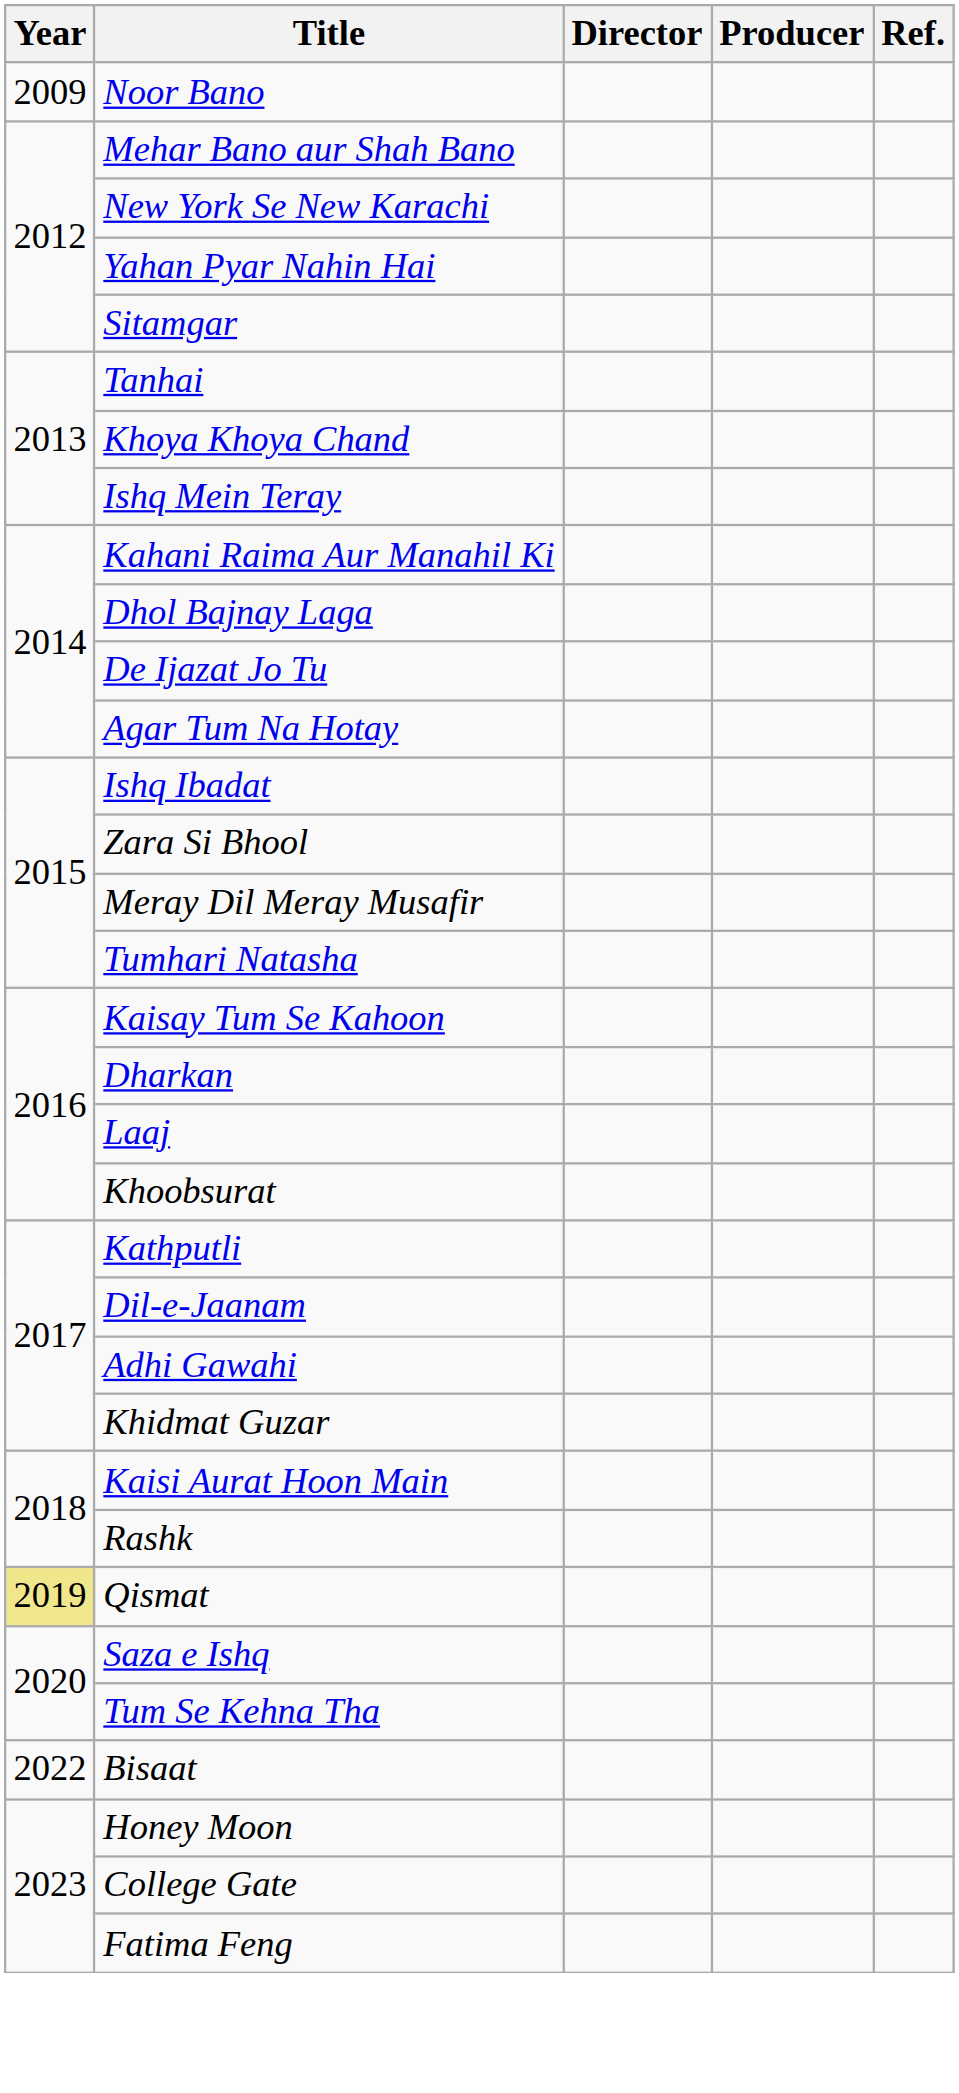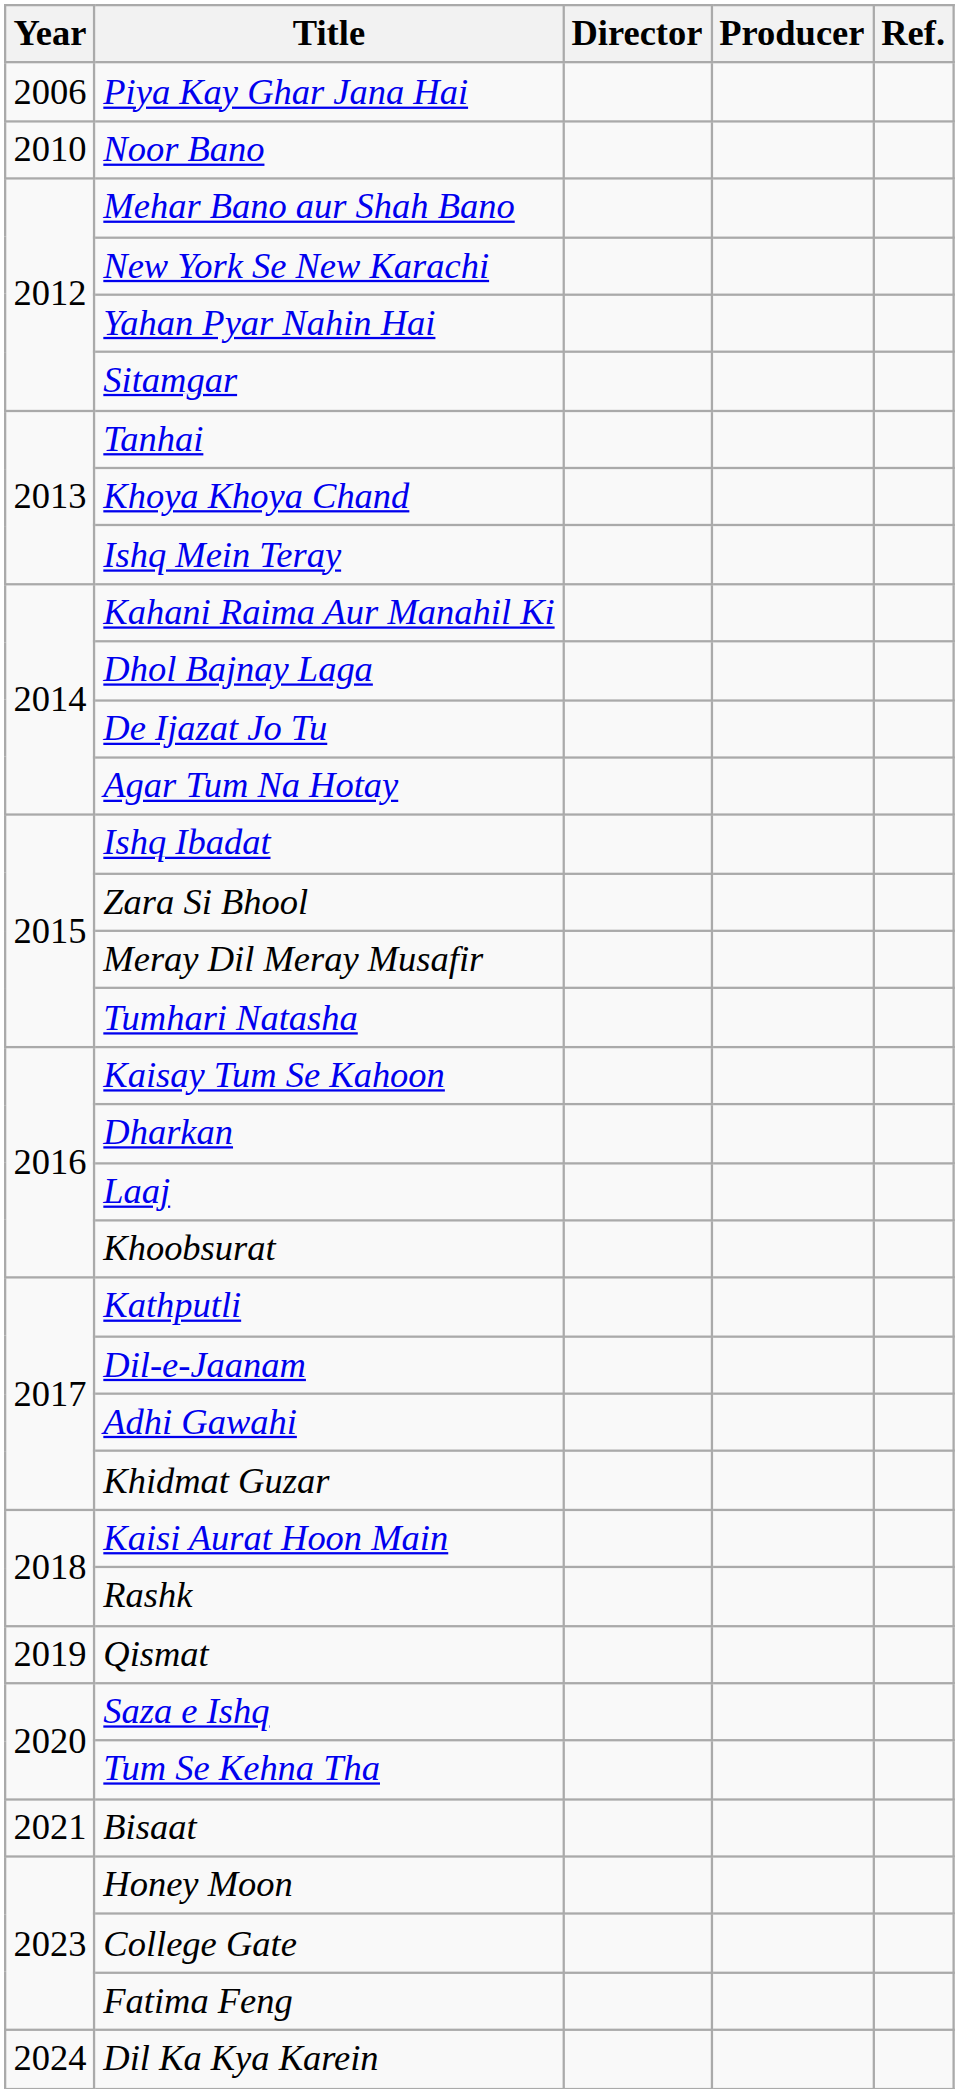+ row: (286, 91)
(50, 91) 2009 -> (50, 149) 2010
(50, 1595) khaki background -> (50, 1653) no background
(50, 1769) 2022 -> (50, 1826) 2021
+ row: (241, 2058)
